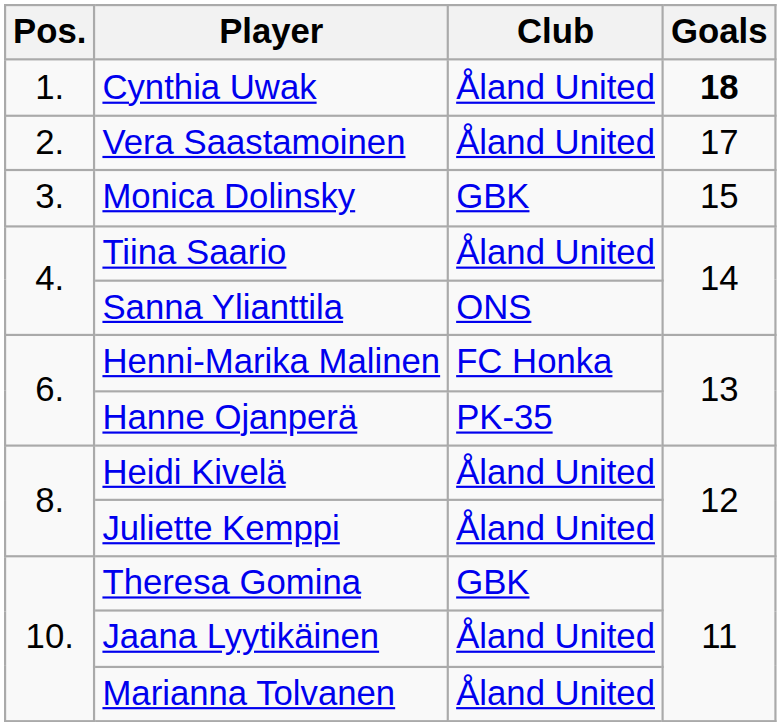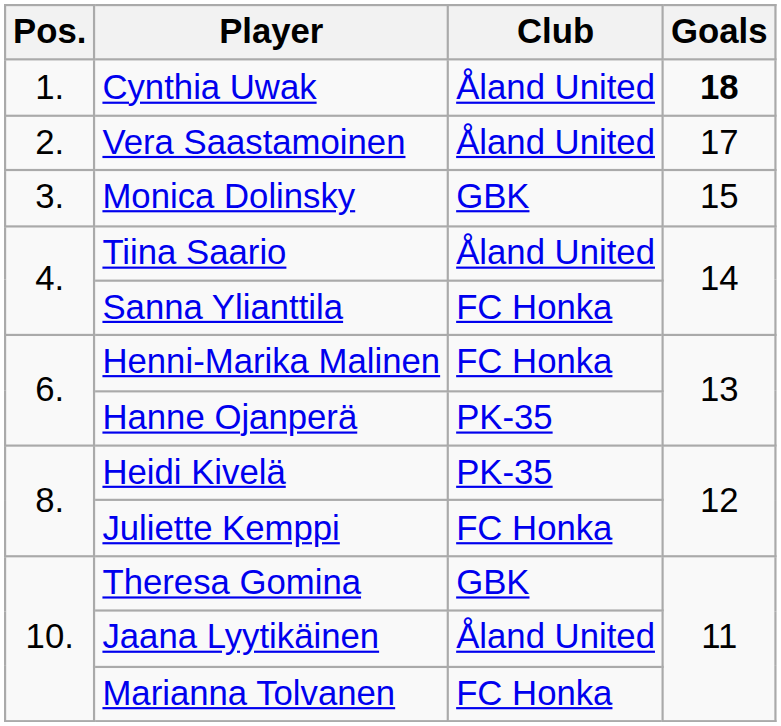(494, 307) ONS -> (534, 307) FC Honka
(556, 472) Åland United -> (504, 472) PK-35
(556, 527) Åland United -> (534, 527) FC Honka
(556, 692) Åland United -> (534, 692) FC Honka
